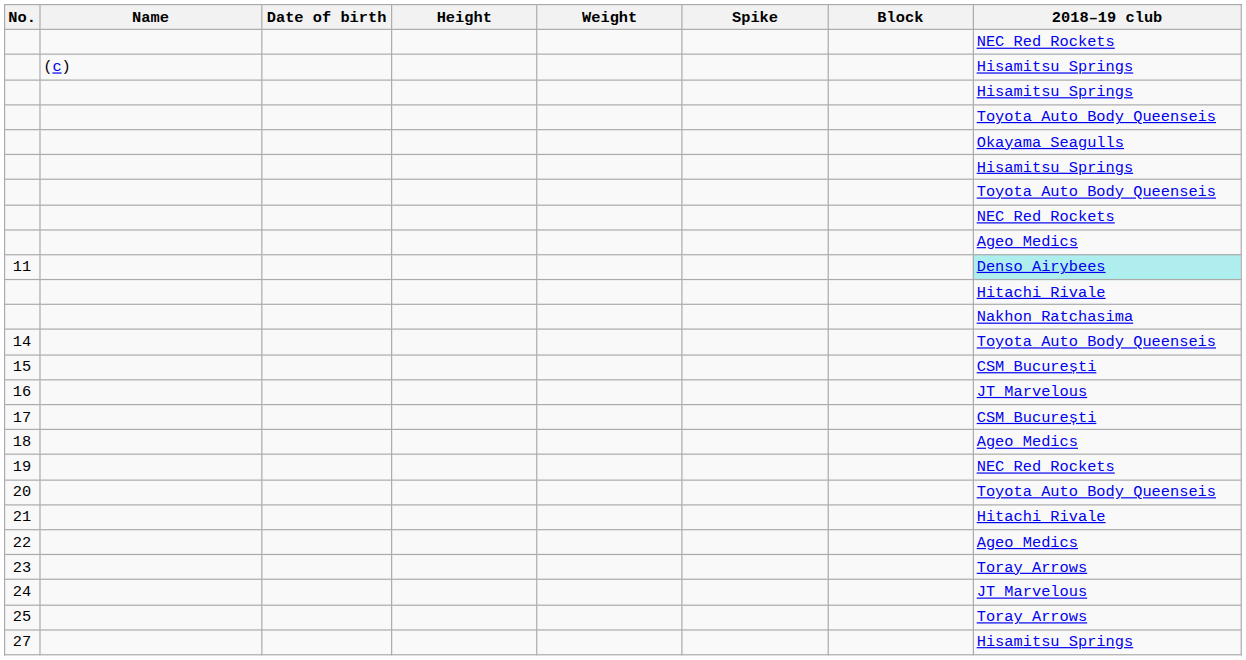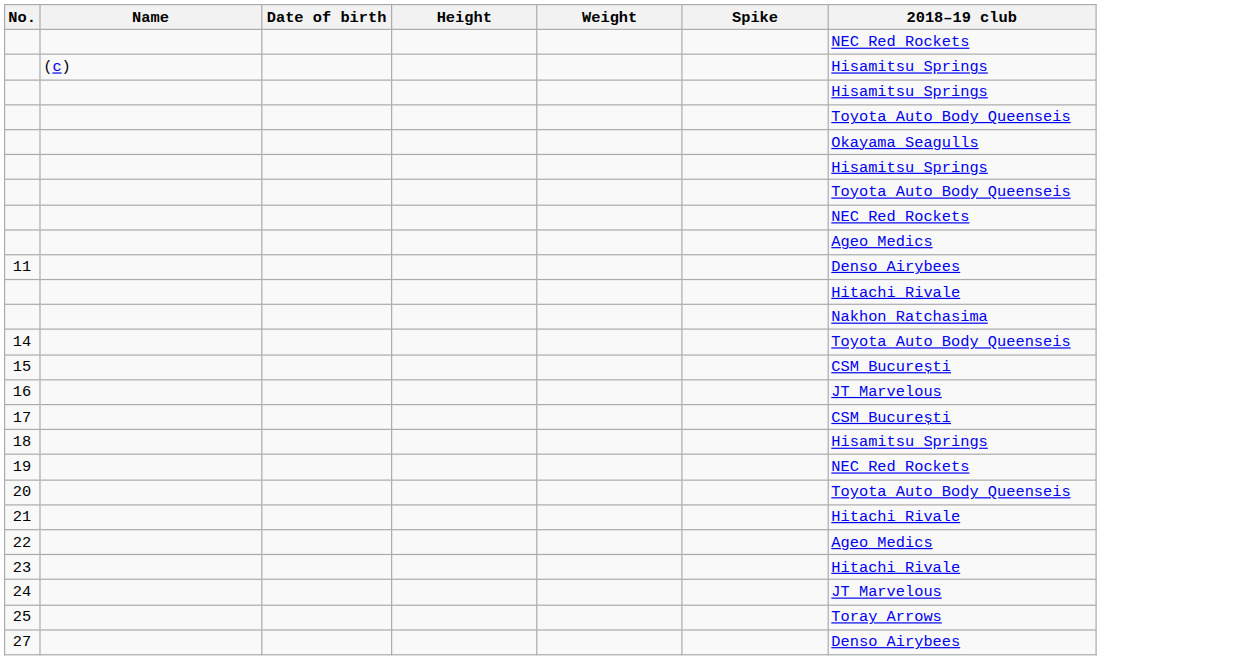- column: (900, 17)
(1041, 267) paleturquoise background -> (896, 267) no background
(1027, 442) Ageo Medics -> (910, 442) Hisamitsu Springs
(1032, 567) Toray Arrows -> (896, 567) Hitachi Rivale
(1055, 642) Hisamitsu Springs -> (896, 642) Denso Airybees
